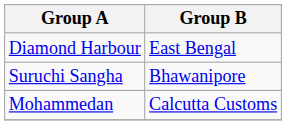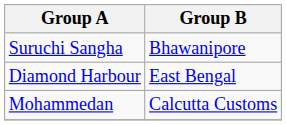rows swapped: (75, 47) <-> (66, 76)
